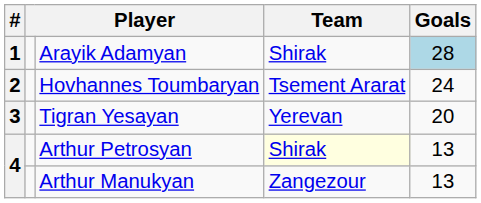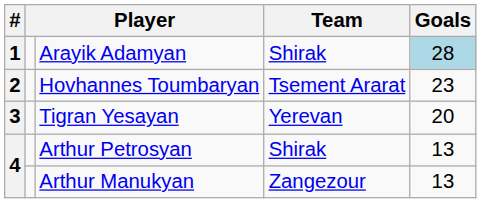(443, 85) 24 -> (443, 85) 23
(297, 149) lightyellow background -> (297, 149) no background
